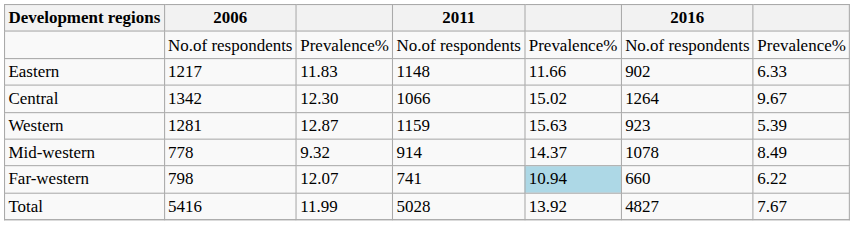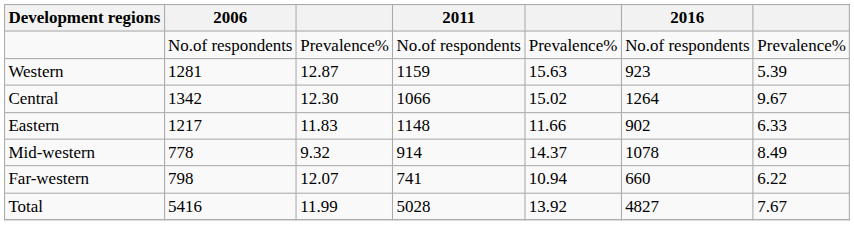rows swapped: (34, 71) <-> (36, 125)
(548, 179) lightblue background -> (548, 179) no background
